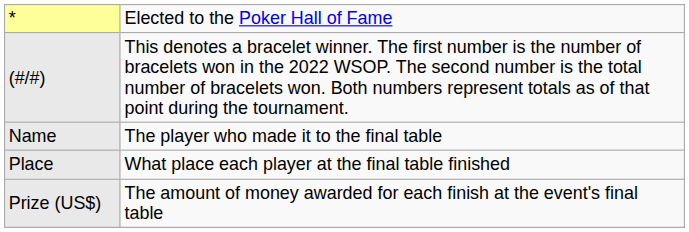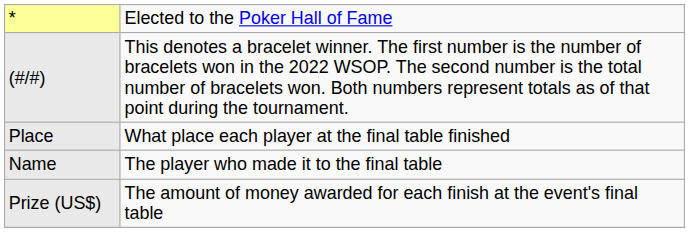rows swapped: (31, 164) <-> (33, 136)
